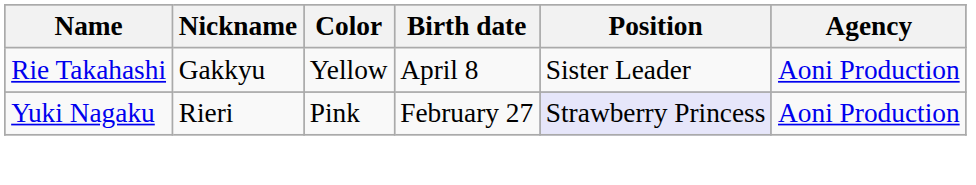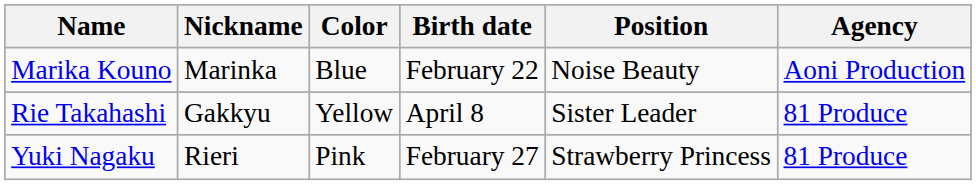+ row: (91, 69)
(869, 69) Aoni Production -> (845, 112) 81 Produce
(656, 112) lavender background -> (661, 156) no background
(869, 112) Aoni Production -> (845, 156) 81 Produce
